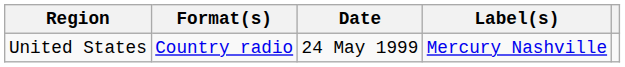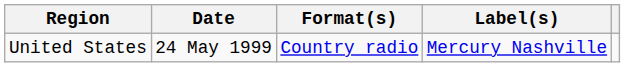columns swapped: (360, 19) <-> (224, 19)
